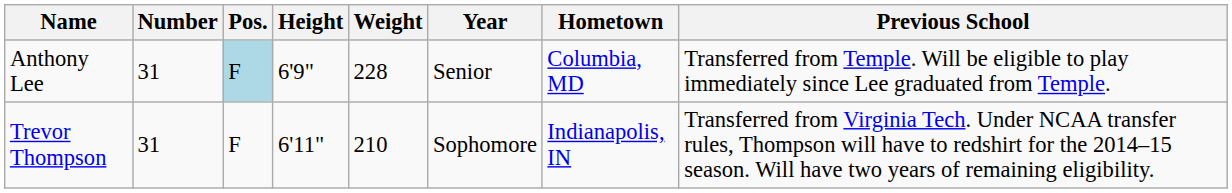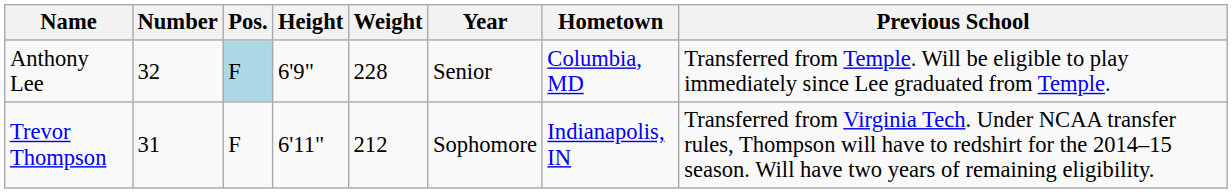(149, 70) 31 -> (149, 70) 32
(371, 144) 210 -> (371, 144) 212
